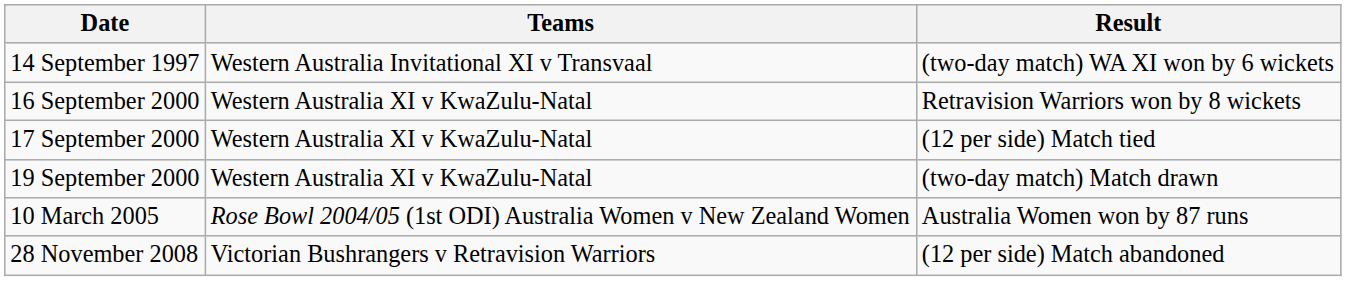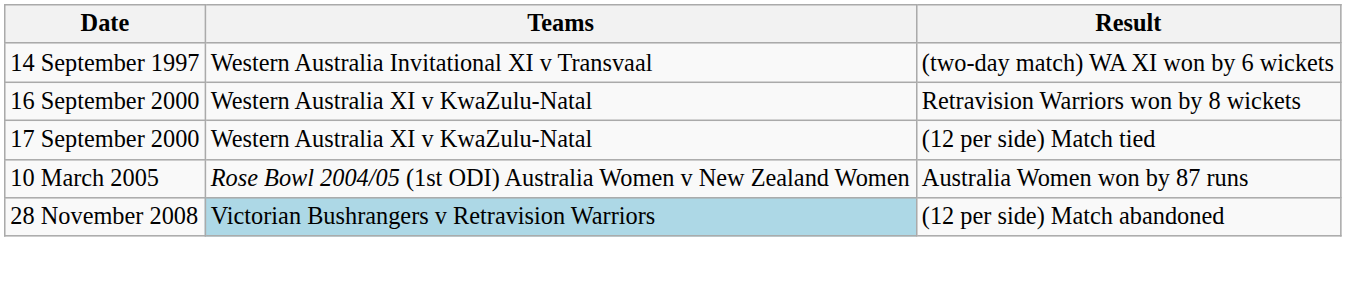- row: (105, 178)
(433, 255) no background -> (433, 216) lightblue background
